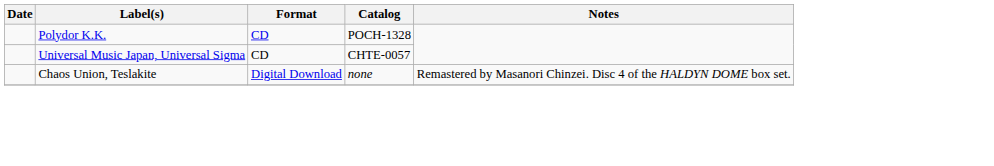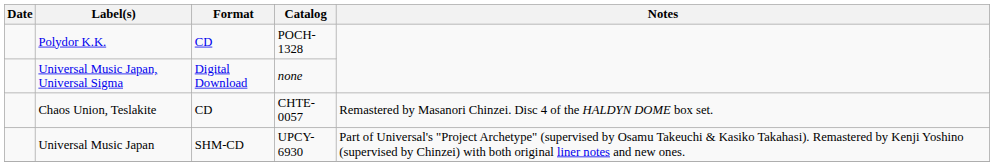(260, 54) CD -> (221, 75) Digital Download
(379, 54) CHTE-0057 -> (290, 75) none
(296, 74) Digital Download -> (204, 110) CD
(360, 74) none -> (296, 110) CHTE-0057
+ row: (96, 144)
